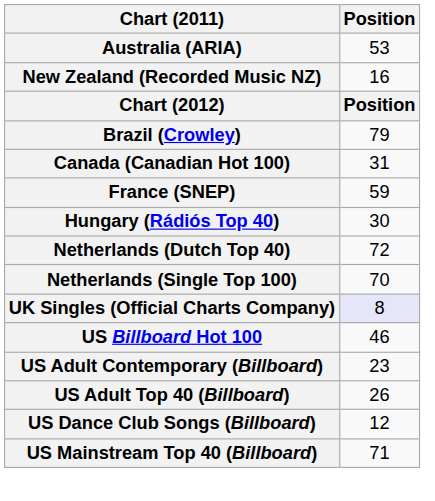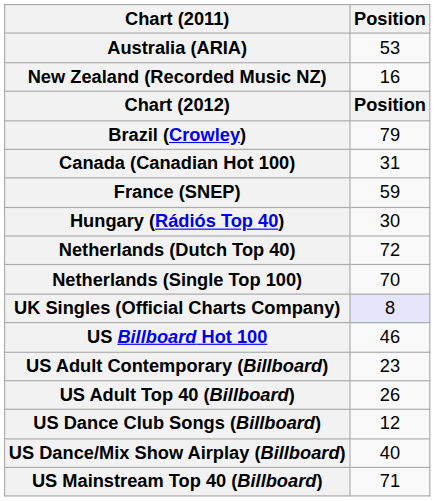+ row: (177, 452)
